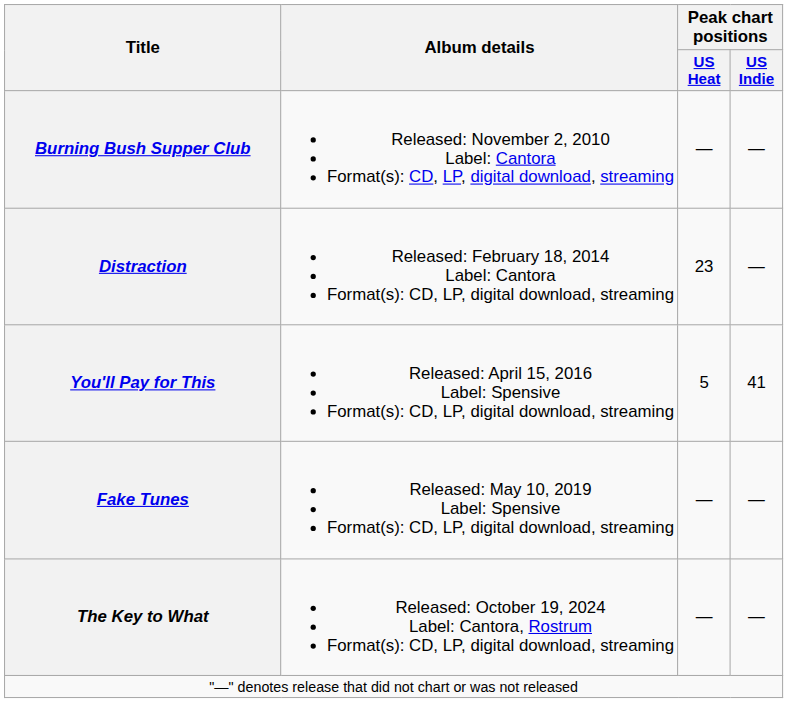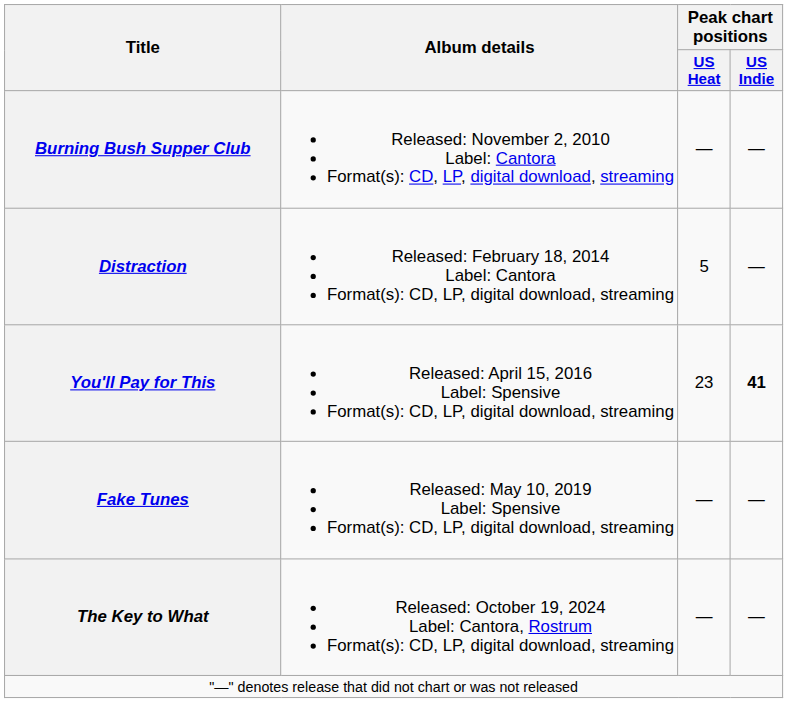(704, 266) 23 -> (704, 266) 5
(704, 383) 5 -> (704, 383) 23
(756, 383) normal -> (756, 383) bold
